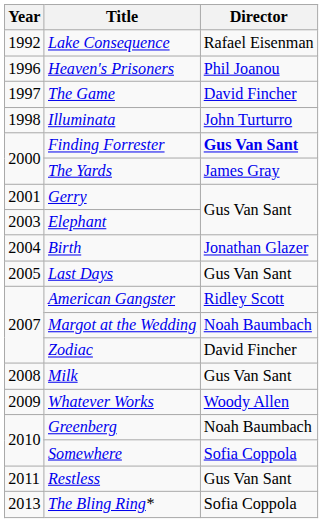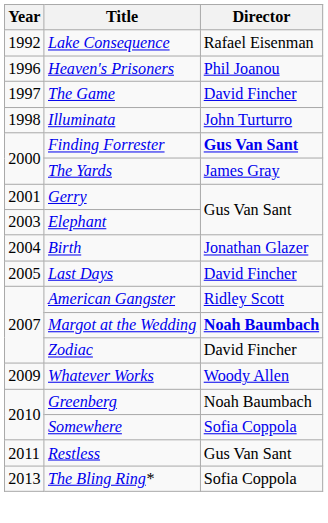(248, 273) Gus Van Sant -> (250, 273) David Fincher
(258, 324) normal -> (261, 324) bold
- row: (63, 376)
